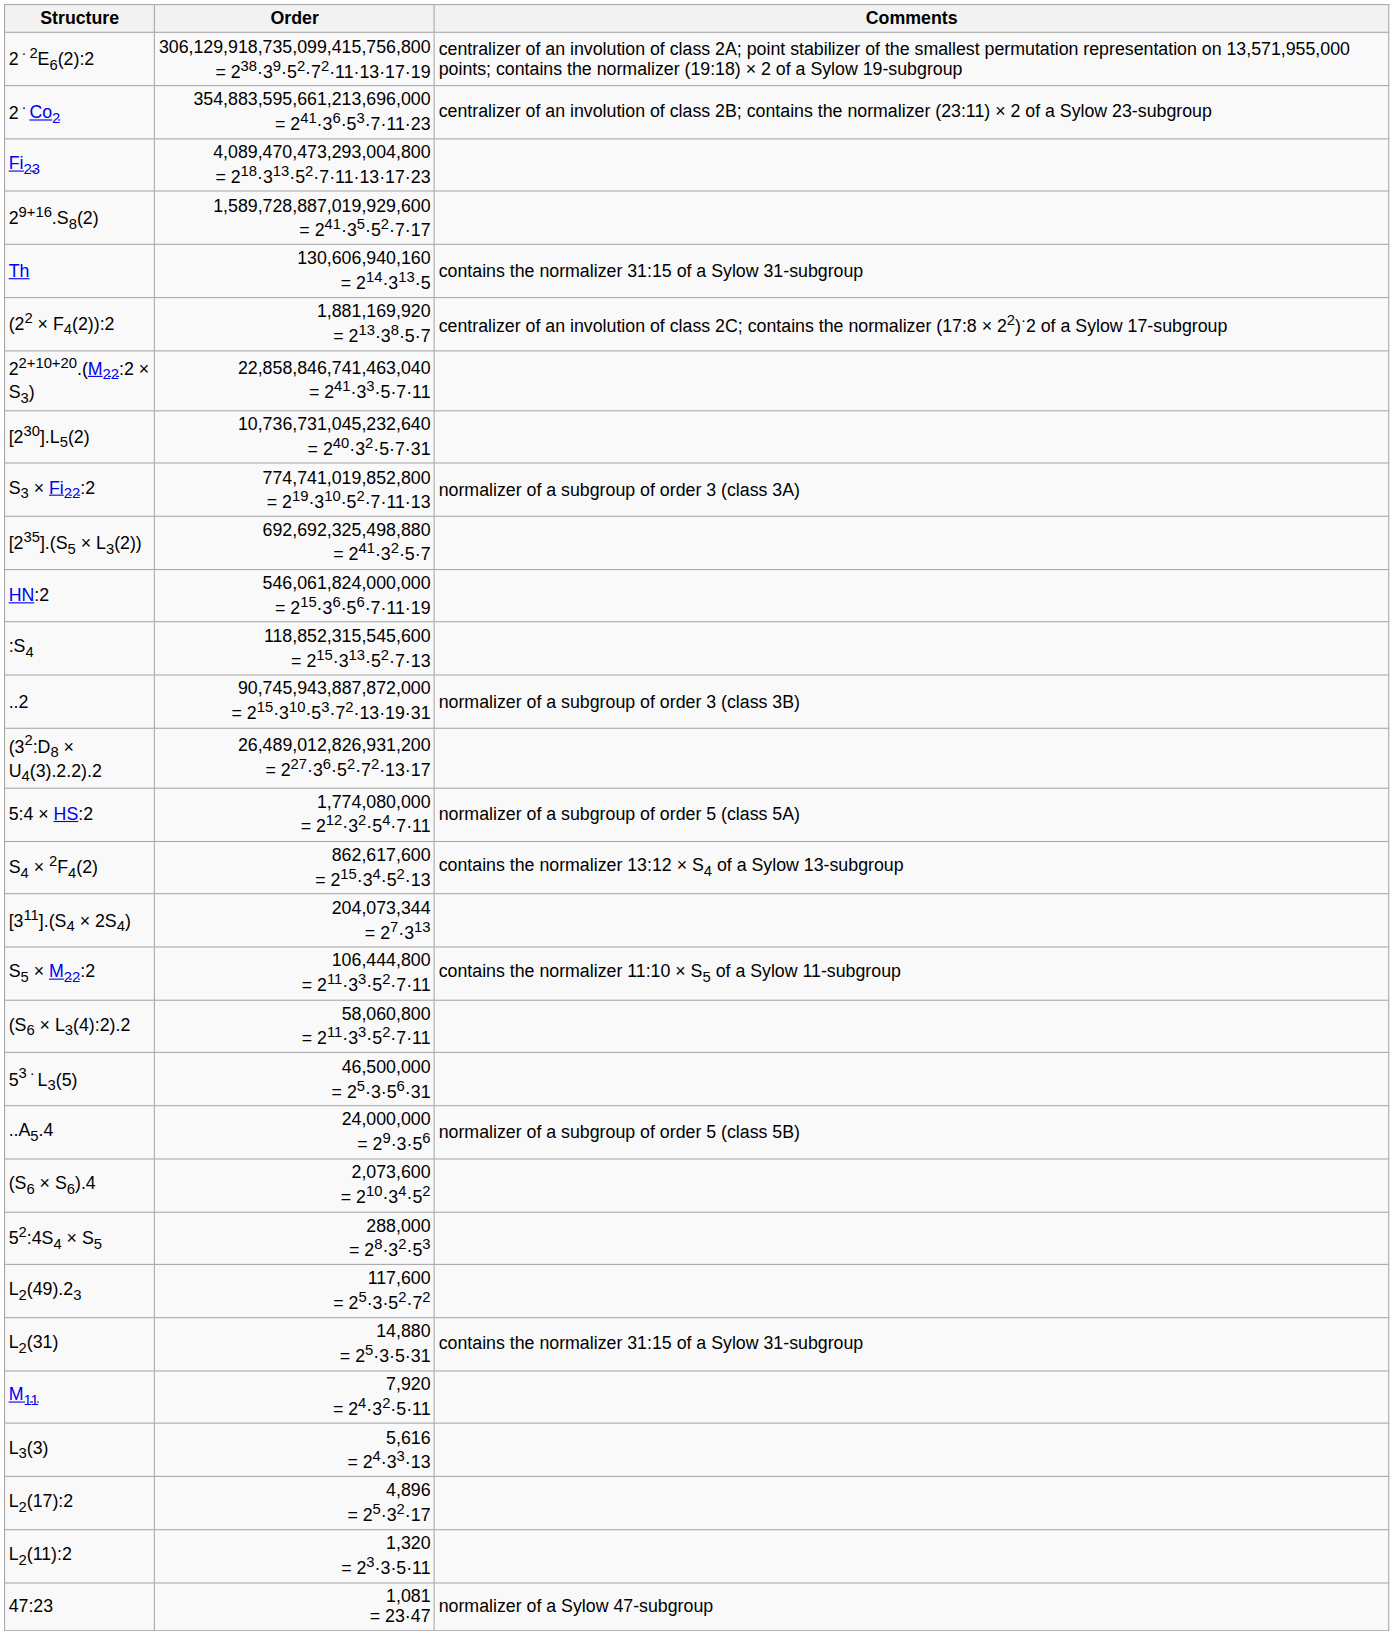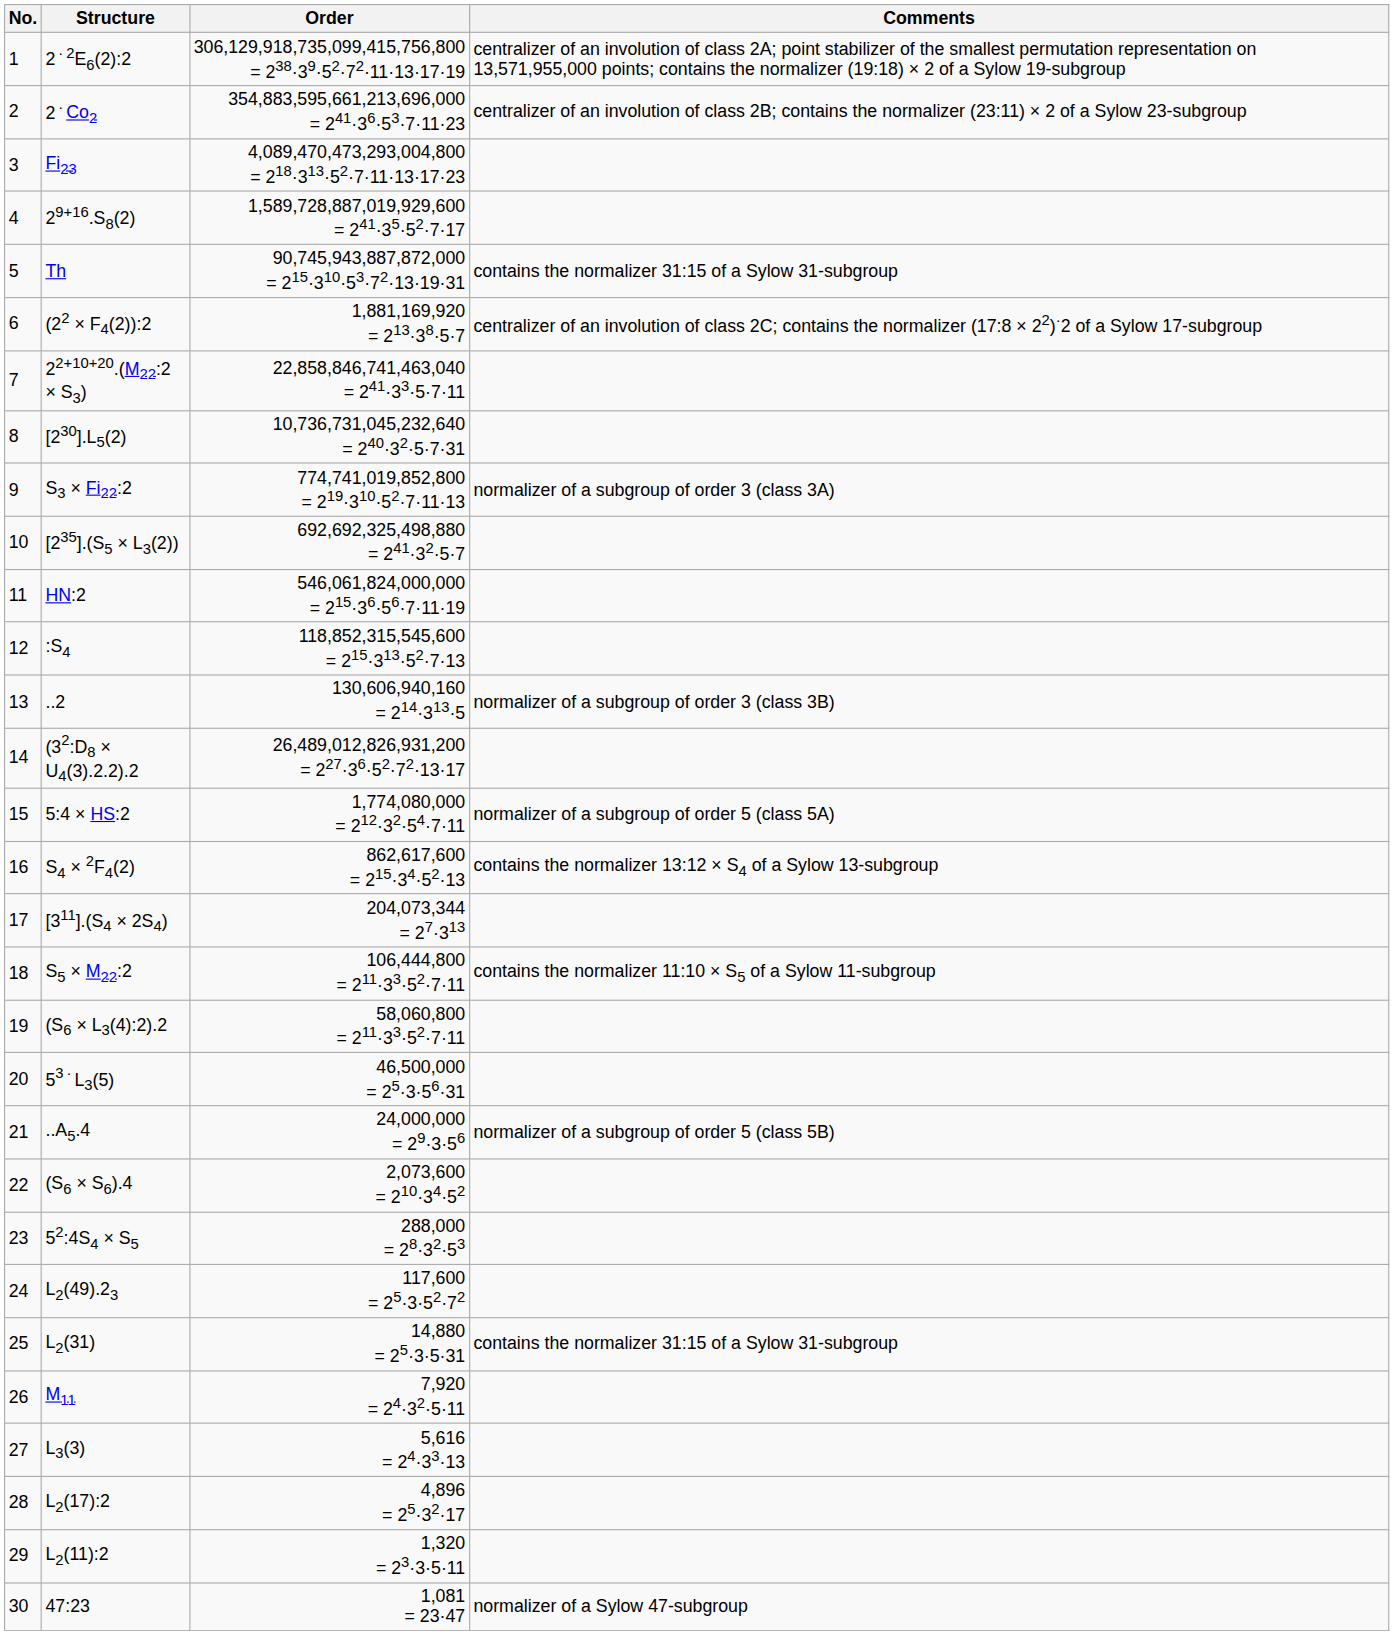+ column: (23, 18)
(364, 270) 130,606,940,160 = 214·313·5 -> (366, 270) 90,745,943,887,872,000 = 215·310·53·72·13·19·31
(331, 701) 90,745,943,887,872,000 = 215·310·53·72·13·19·31 -> (399, 701) 130,606,940,160 = 214·313·5
